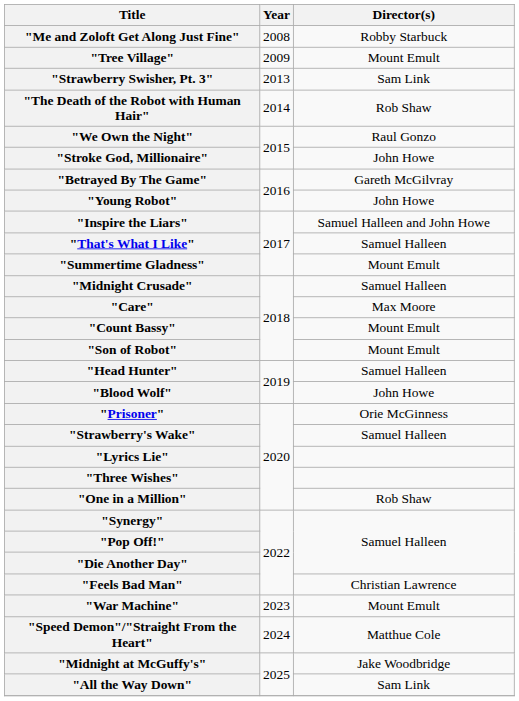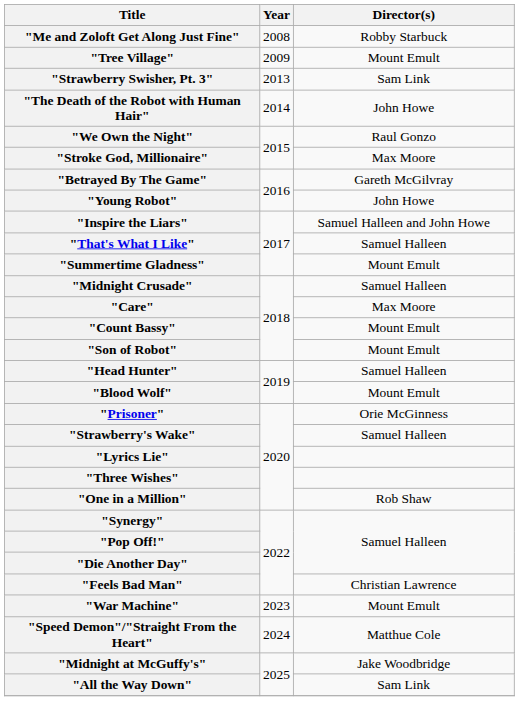(404, 107) Rob Shaw -> (404, 107) John Howe
(404, 158) John Howe -> (404, 158) Max Moore
(404, 392) John Howe -> (404, 392) Mount Emult
